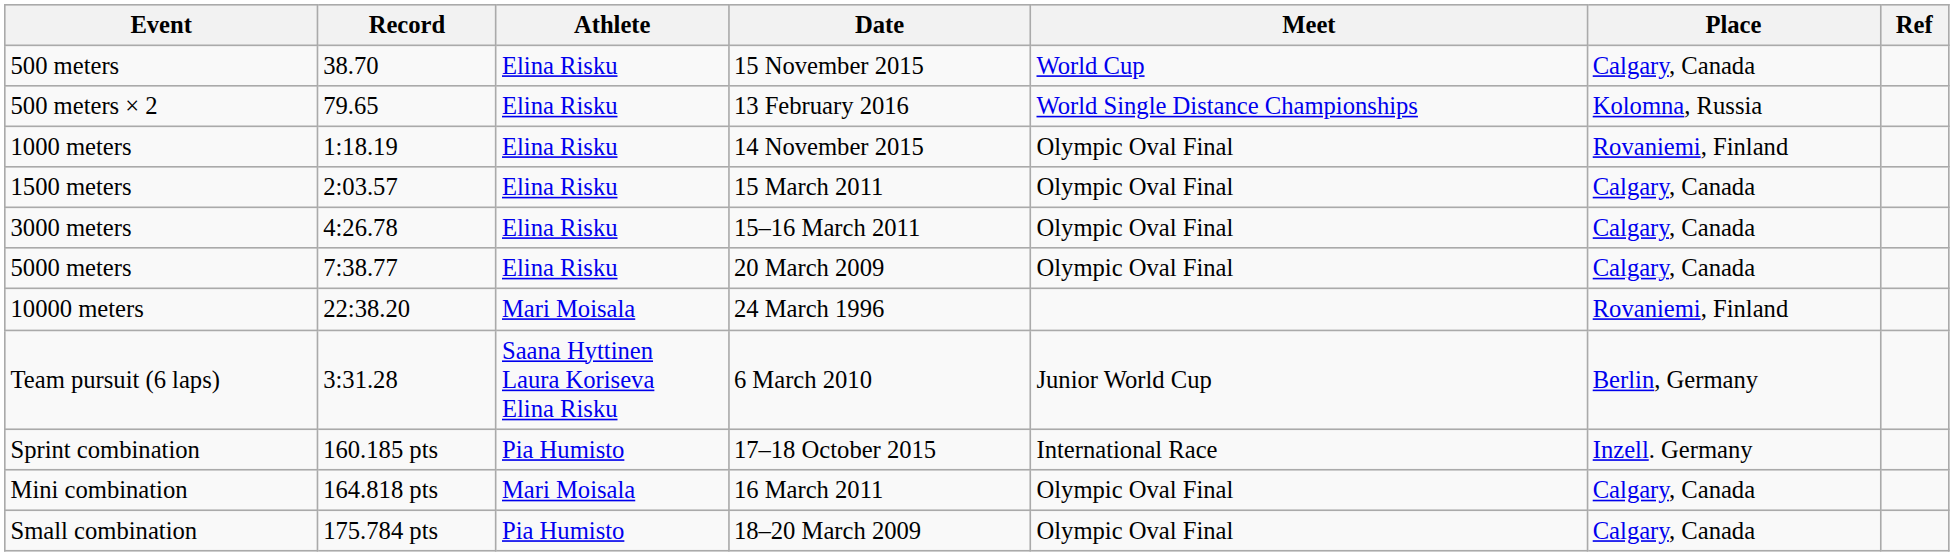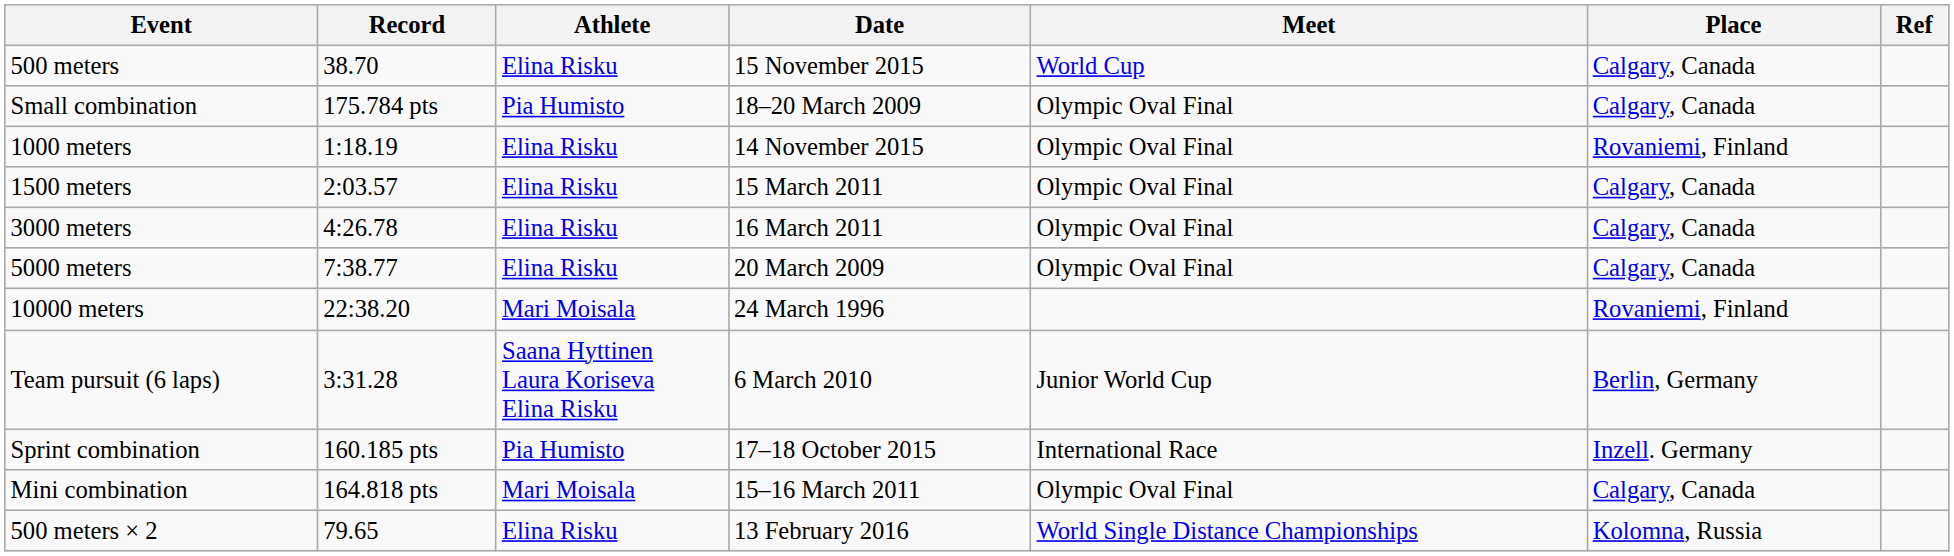rows swapped: (84, 106) <-> (104, 529)
(827, 227) 15–16 March 2011 -> (809, 227) 16 March 2011
(809, 489) 16 March 2011 -> (827, 489) 15–16 March 2011
